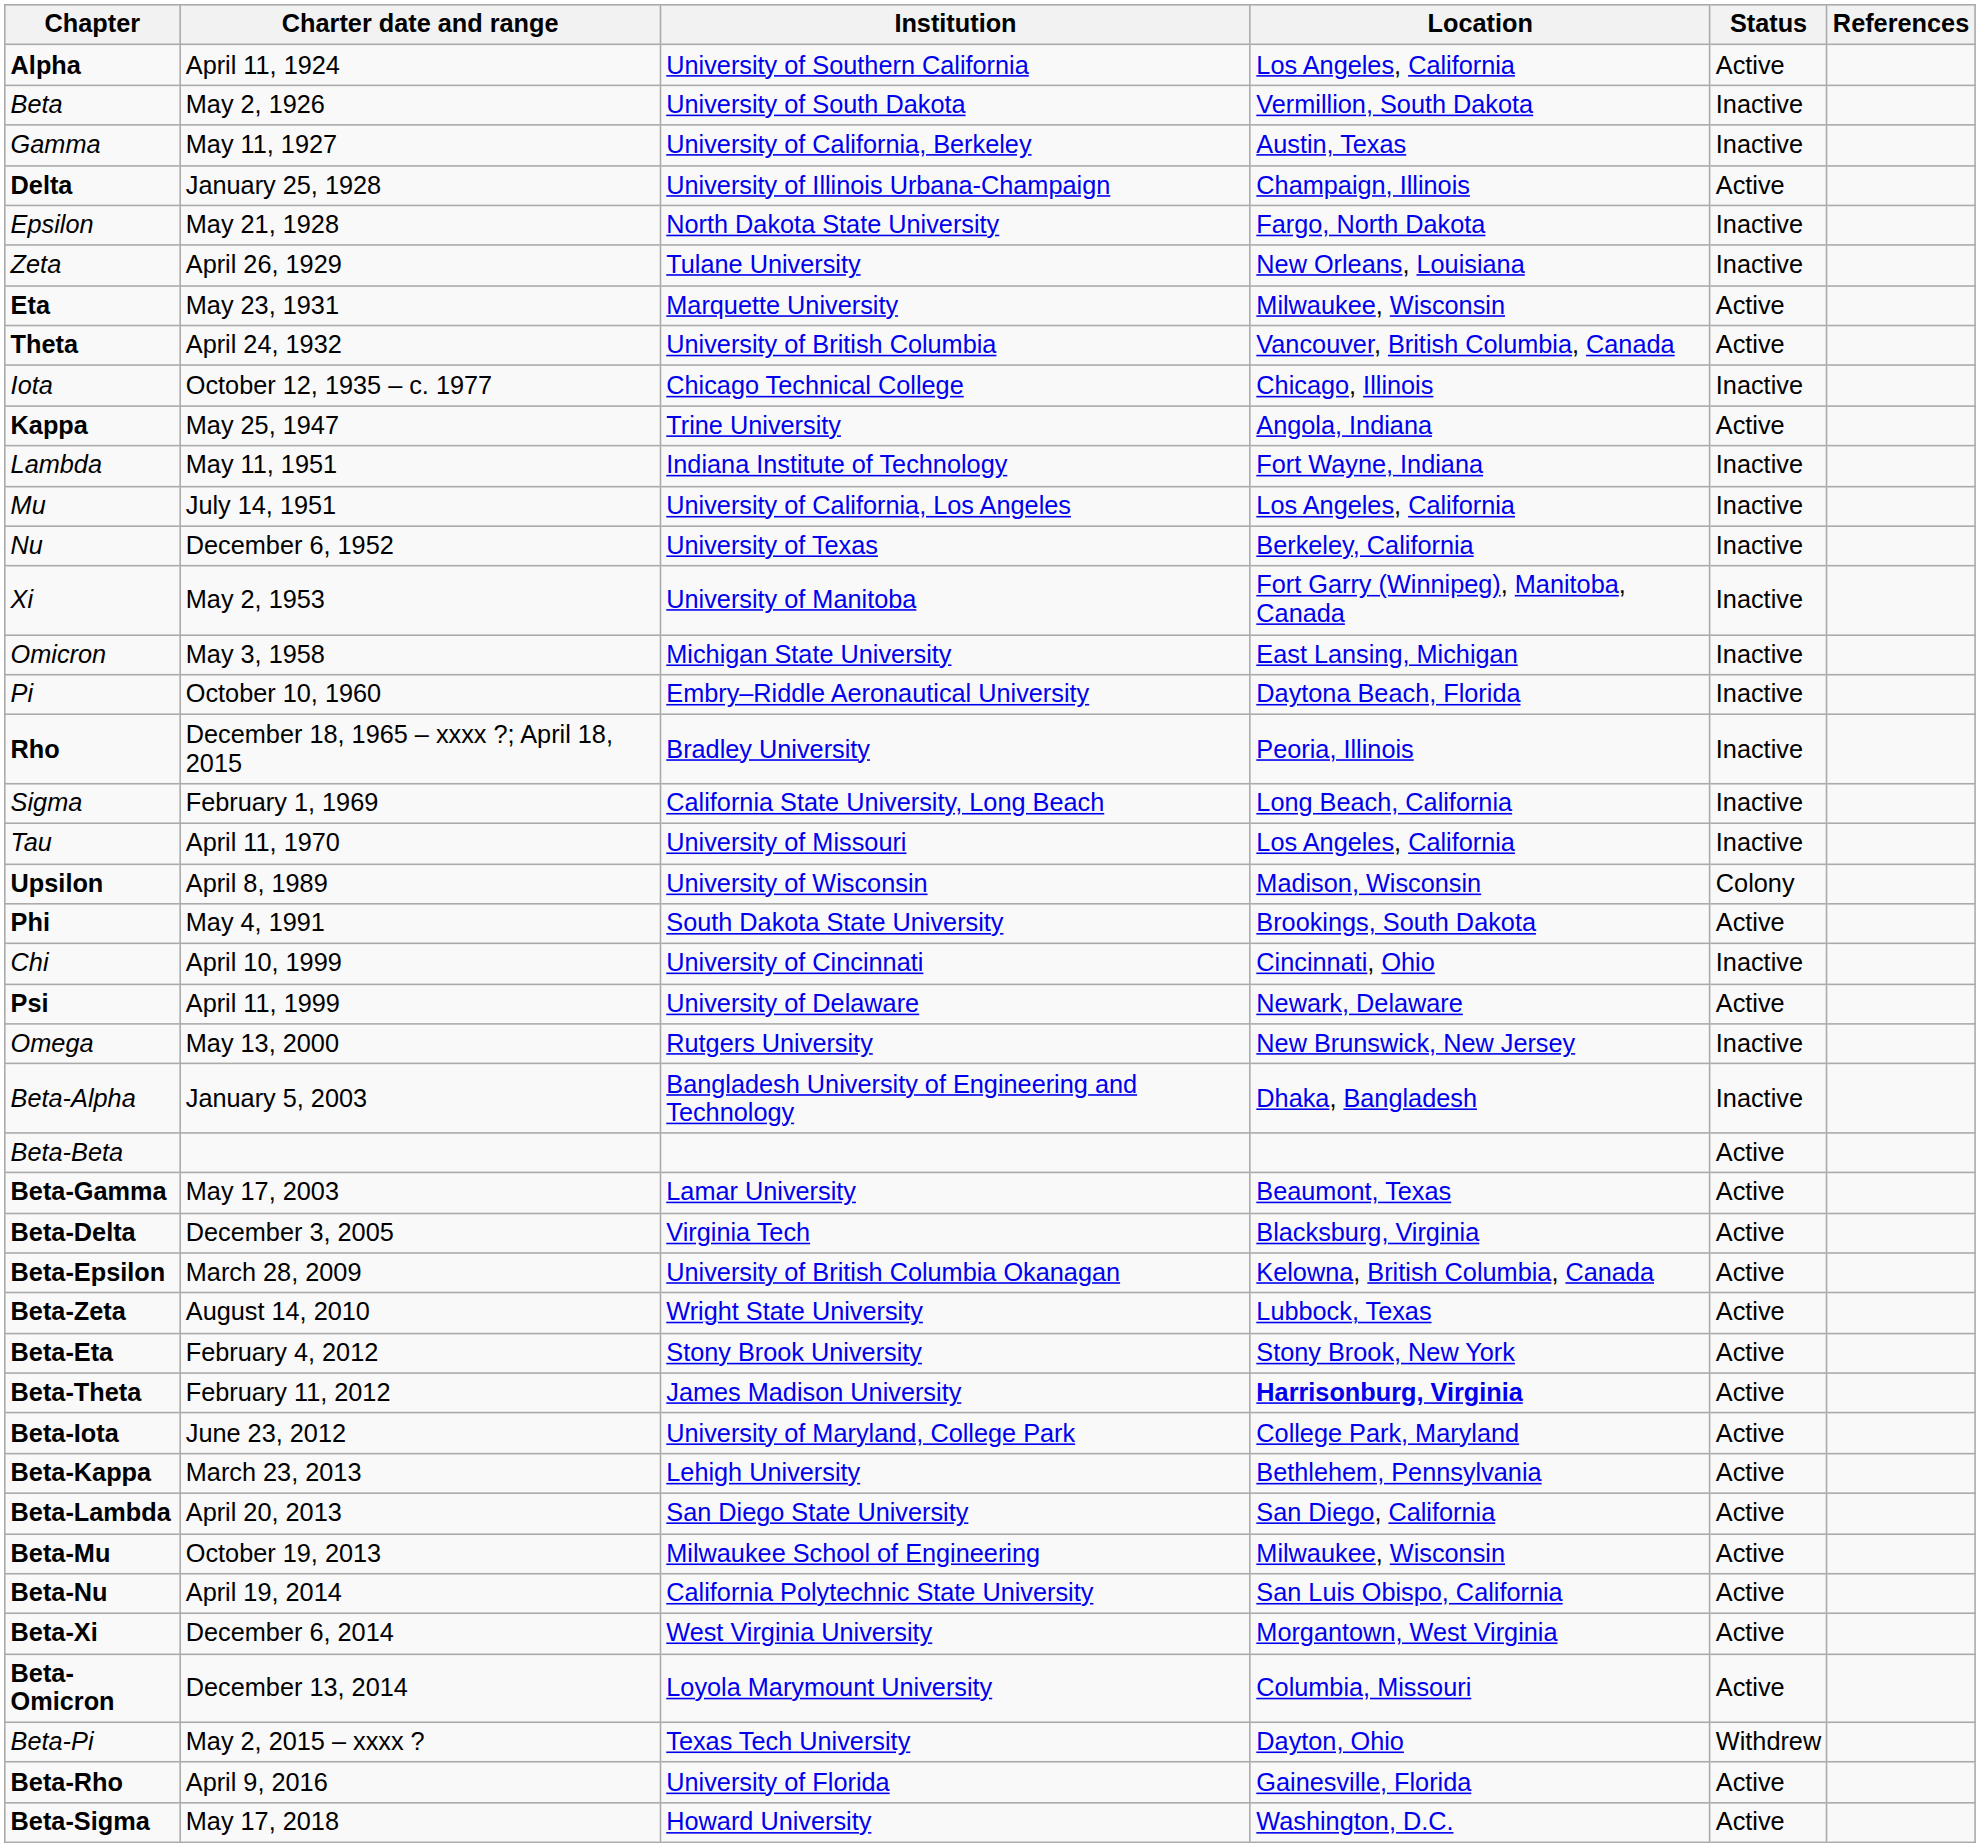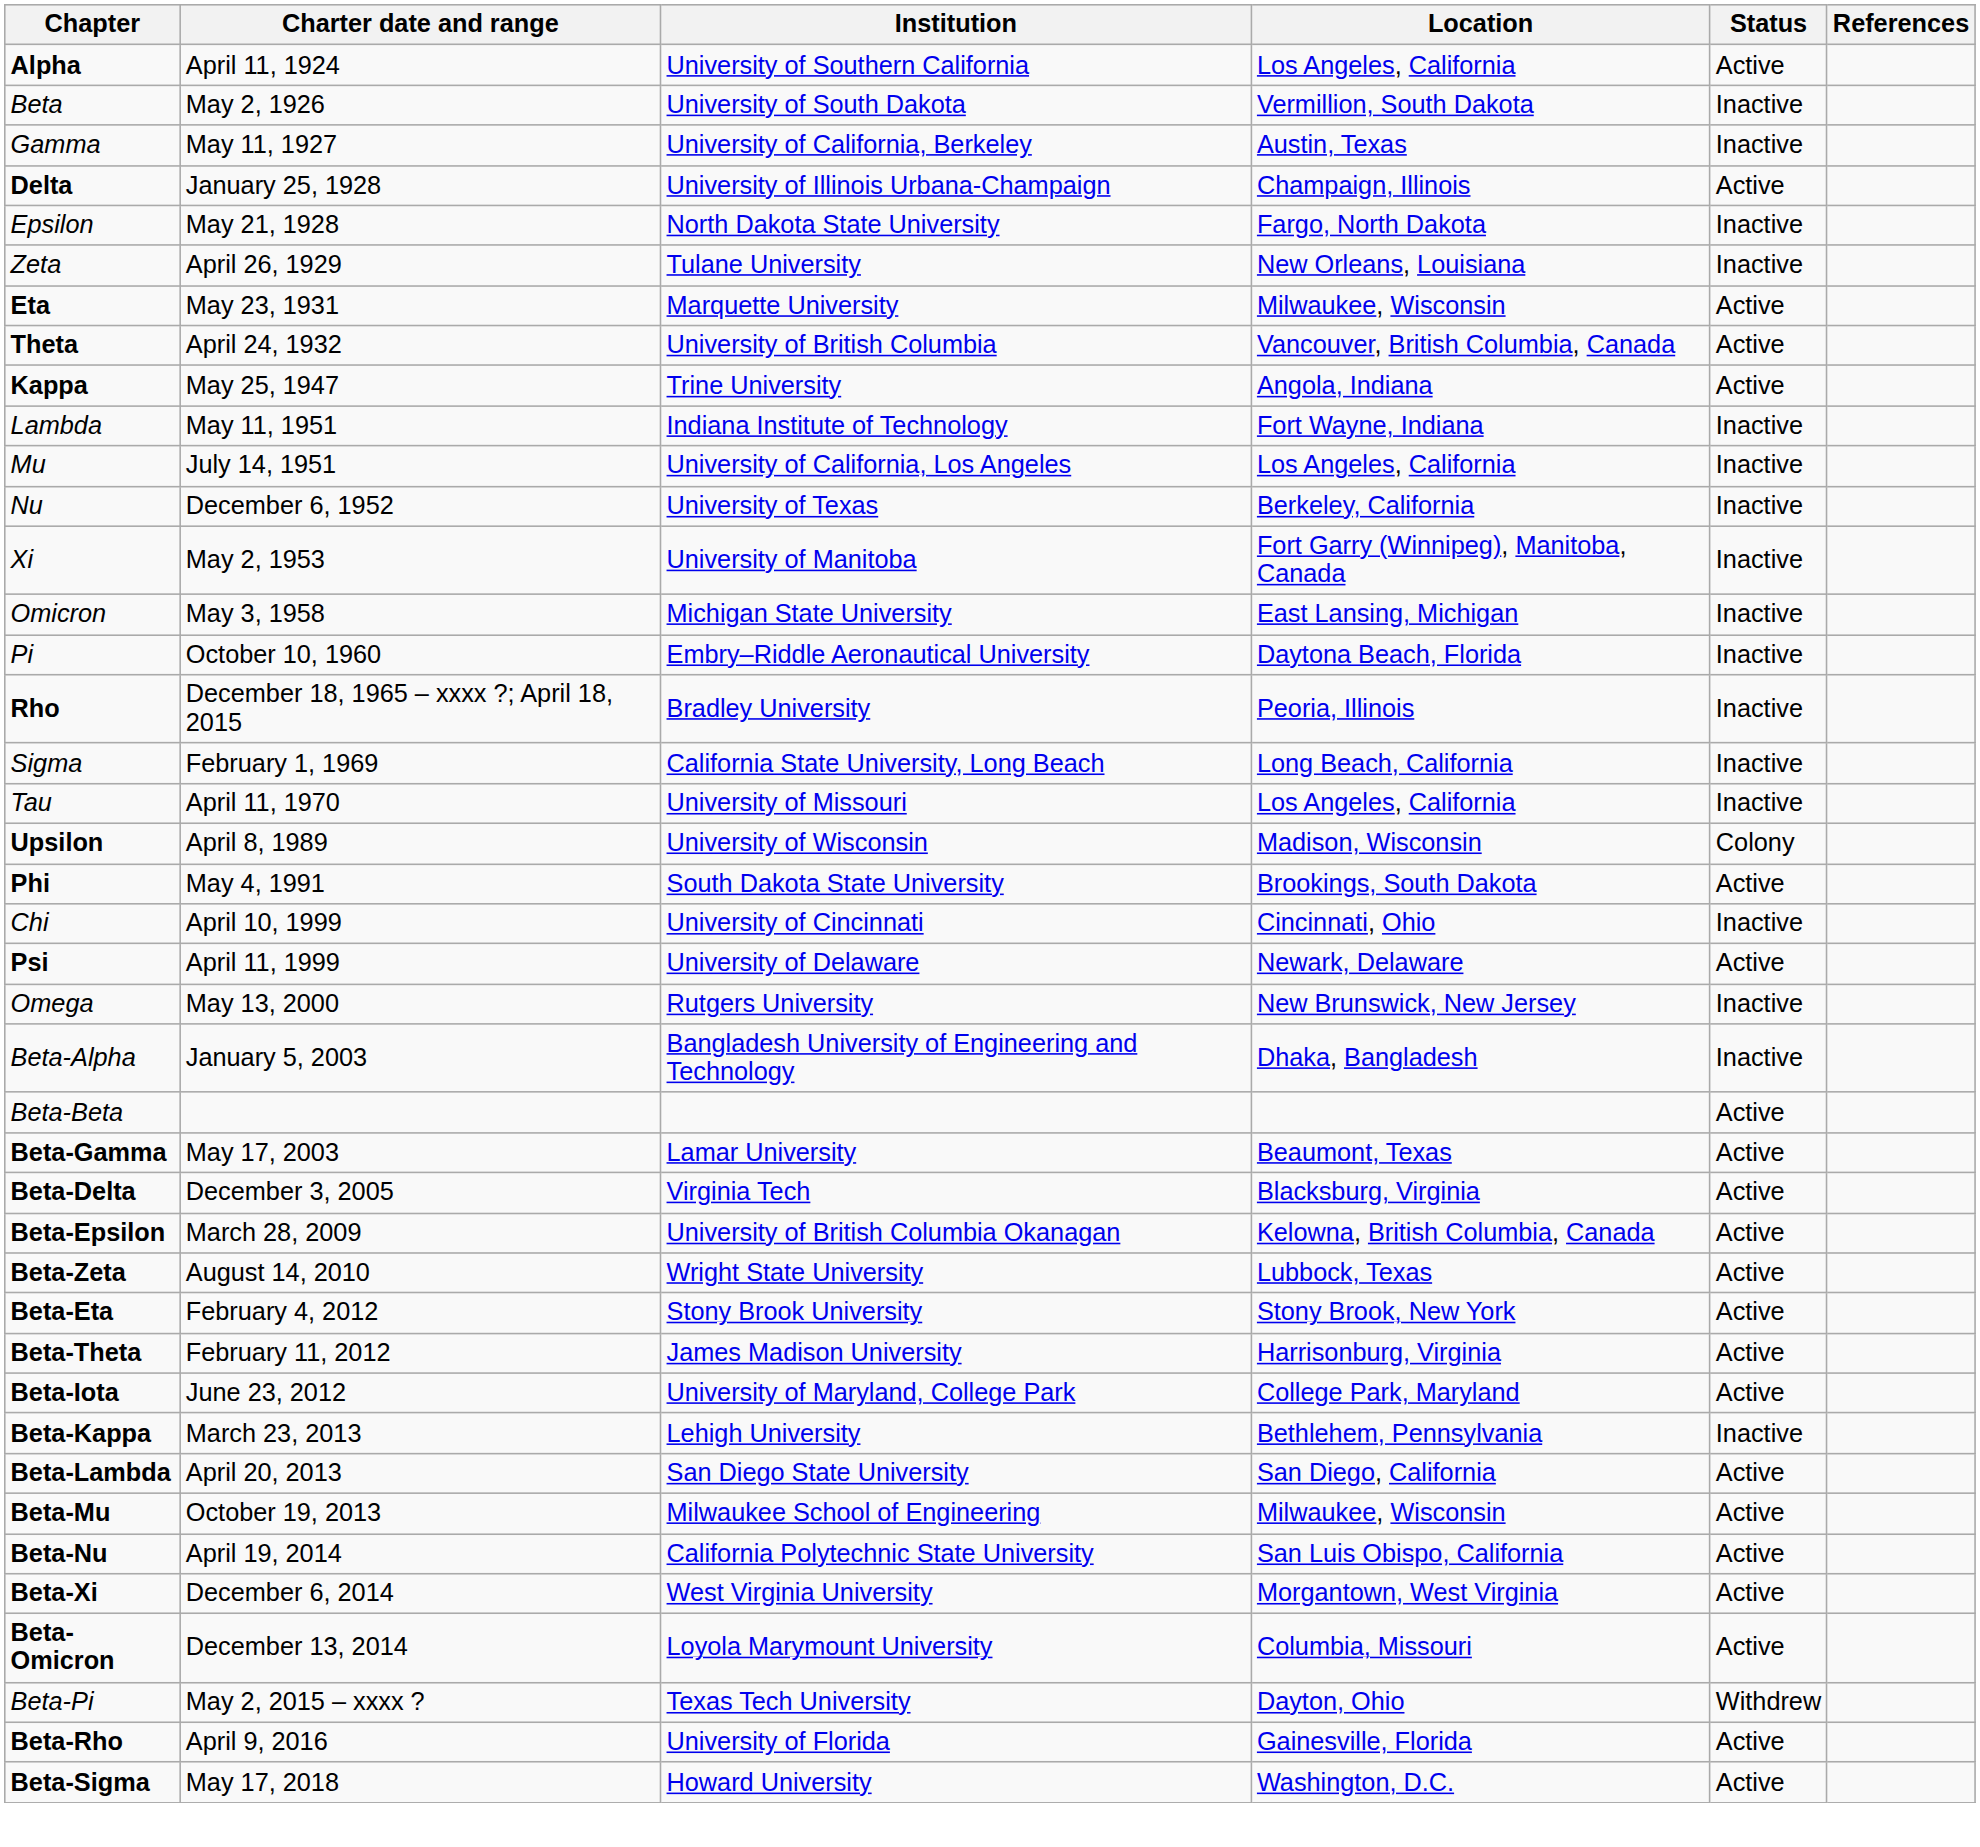- row: (32, 385)
(1390, 1392) bold -> (1379, 1352) normal
(1750, 1473) Active -> (1759, 1432) Inactive
